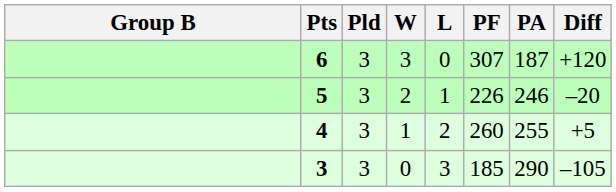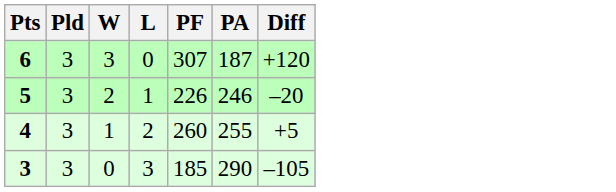- column: (153, 22)
